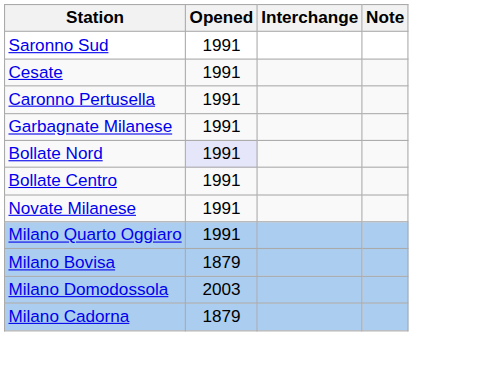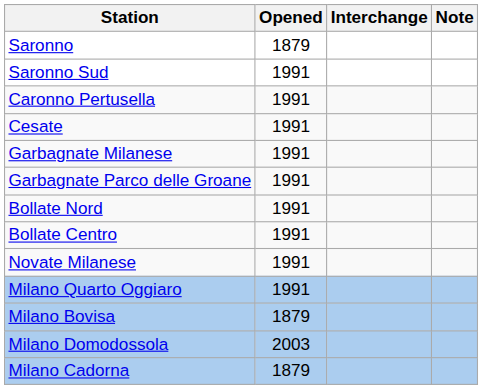+ row: (41, 45)
rows swapped: (82, 99) <-> (36, 72)
+ row: (130, 180)
(221, 153) lavender background -> (291, 208) no background
